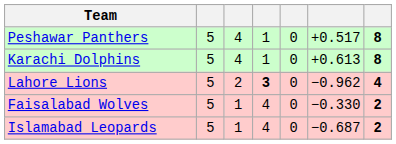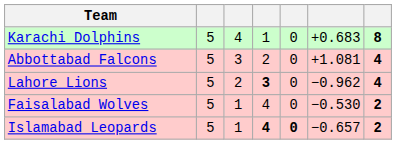- row: (78, 38)
(336, 61) +0.613 -> (336, 38) +0.683
+ row: (82, 61)
(336, 106) −0.330 -> (336, 106) −0.530
(266, 128) normal -> (266, 128) bold
(294, 128) normal -> (294, 128) bold
(336, 128) −0.687 -> (336, 128) −0.657
